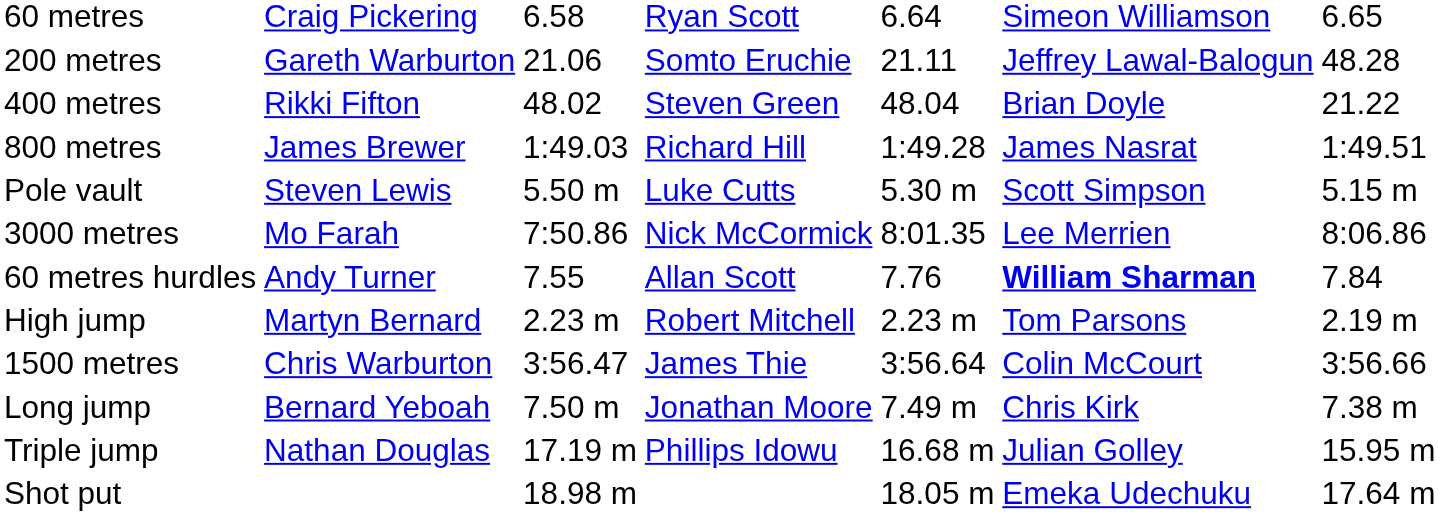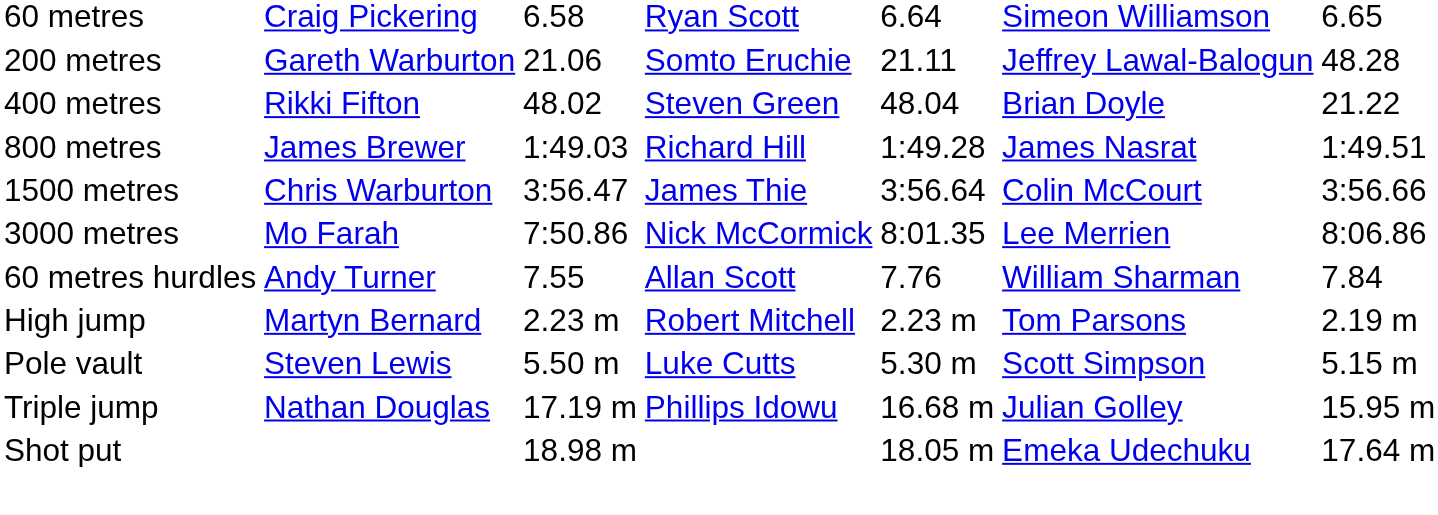rows swapped: (92, 363) <-> (73, 190)
(1129, 277) bold -> (1121, 277) normal
- row: (78, 407)
